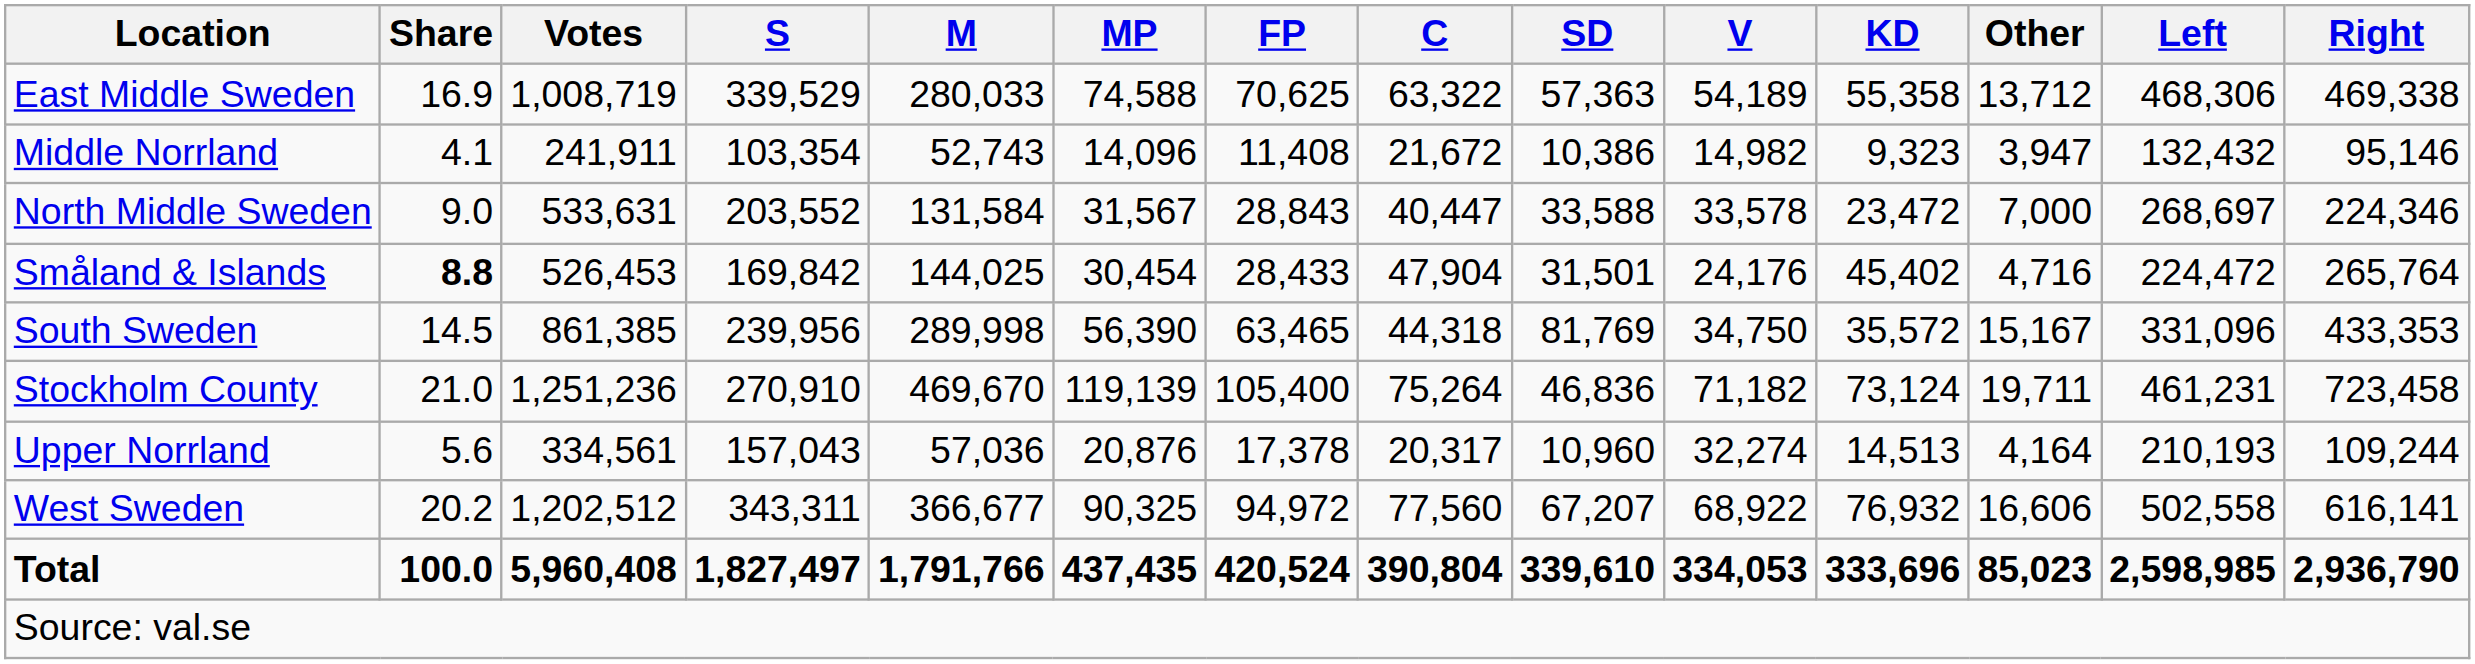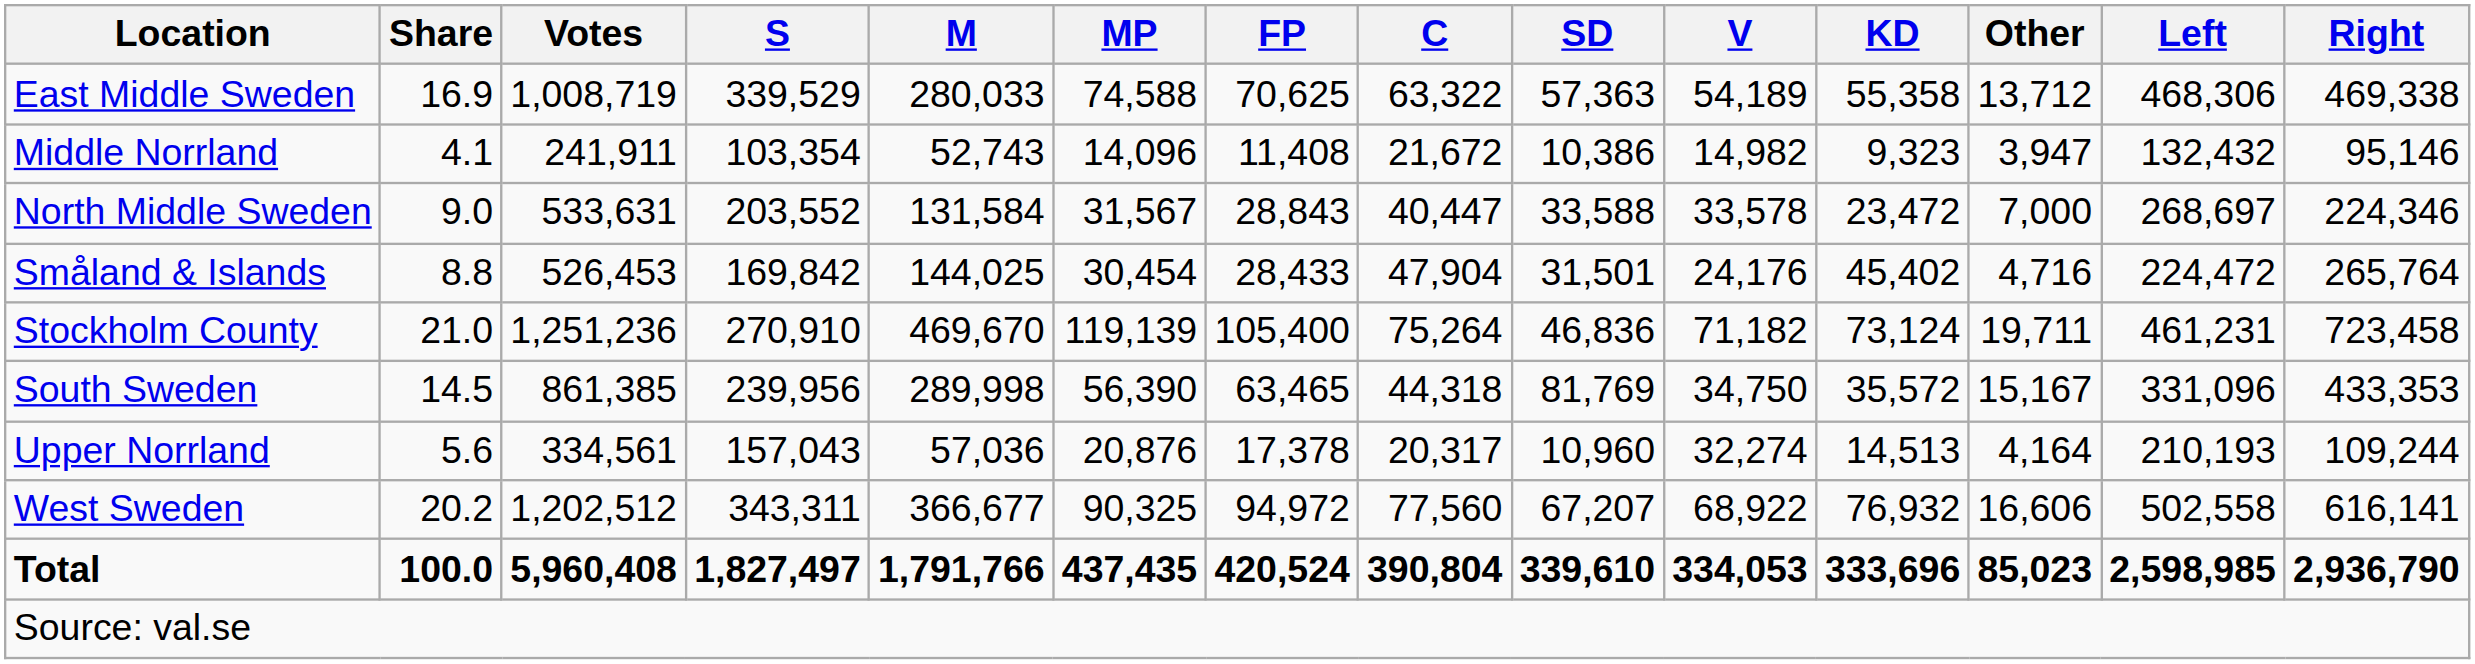(467, 271) bold -> (467, 271) normal
rows swapped: (166, 390) <-> (136, 331)
